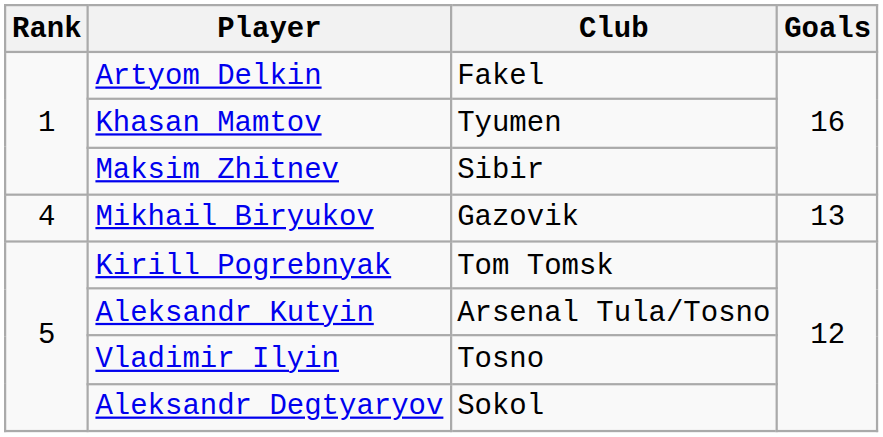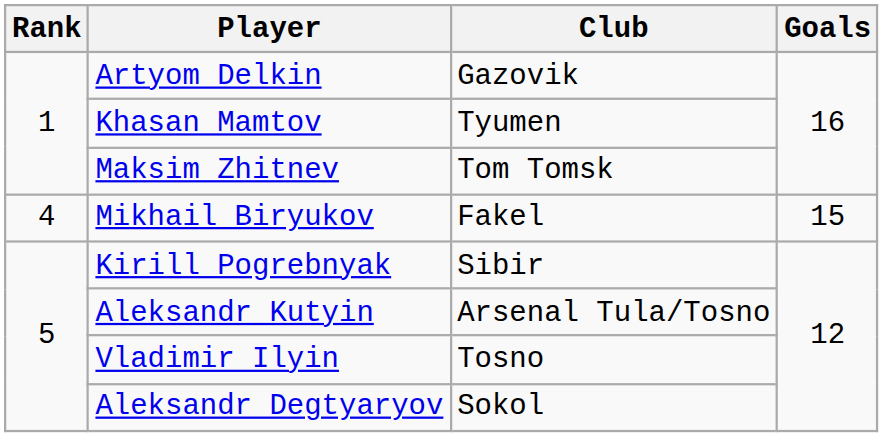(501, 76) Fakel -> (518, 76) Gazovik
(501, 170) Sibir -> (535, 170) Tom Tomsk
(518, 218) Gazovik -> (501, 218) Fakel
(828, 218) 13 -> (828, 218) 15
(535, 265) Tom Tomsk -> (501, 265) Sibir
